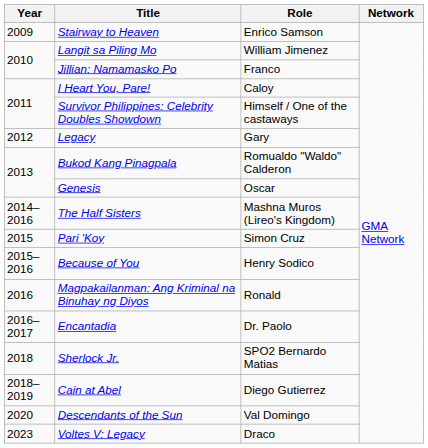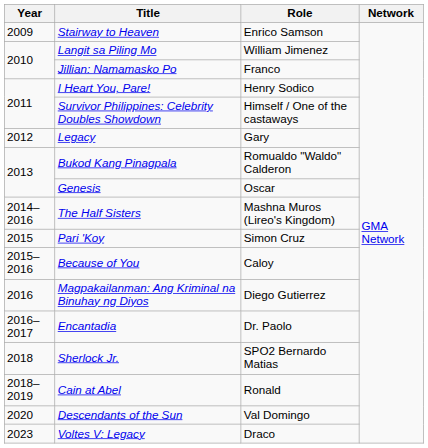(259, 87) Caloy -> (279, 87) Henry Sodico
(279, 263) Henry Sodico -> (259, 263) Caloy
(262, 295) Ronald -> (285, 295) Diego Gutierrez
(285, 390) Diego Gutierrez -> (262, 390) Ronald
